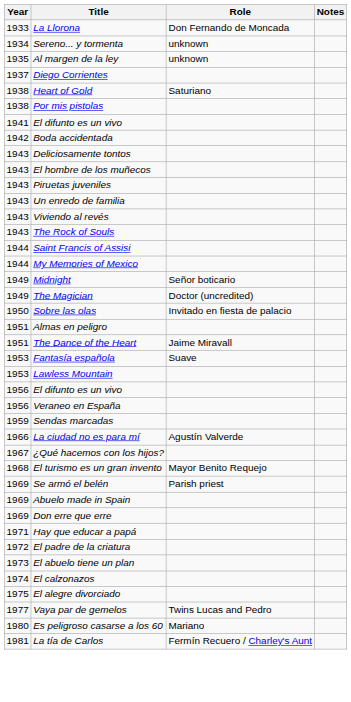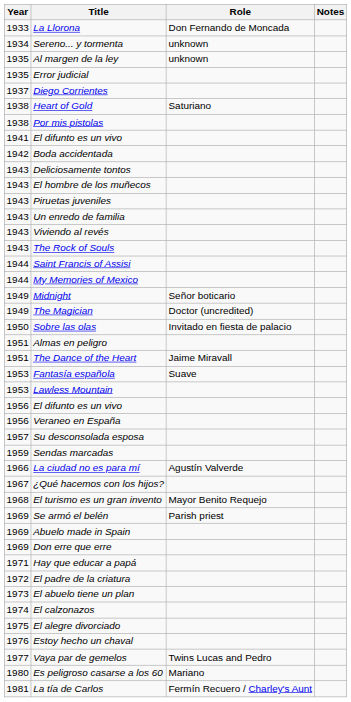+ row: (18, 75)
+ row: (18, 437)
+ row: (18, 641)
